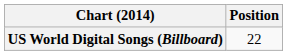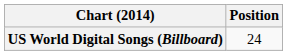(254, 38) 22 -> (254, 38) 24
